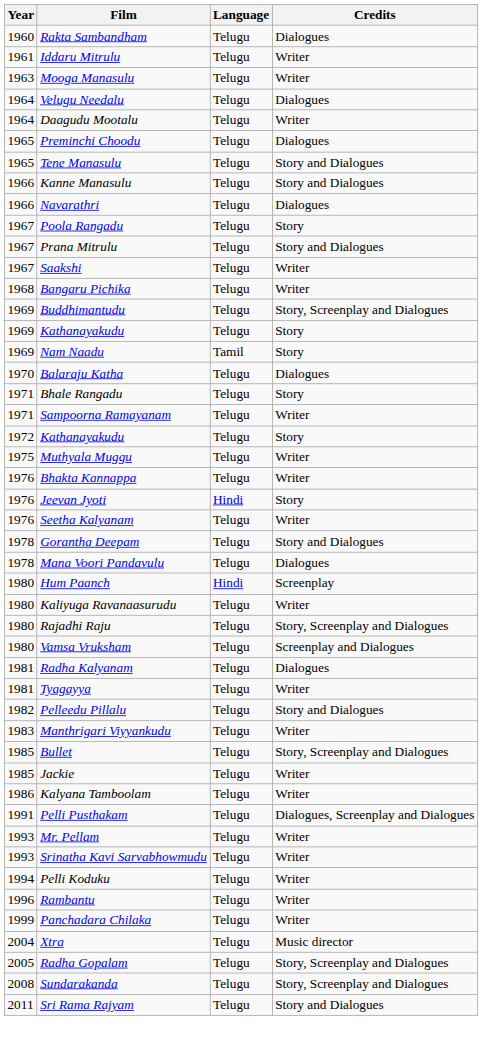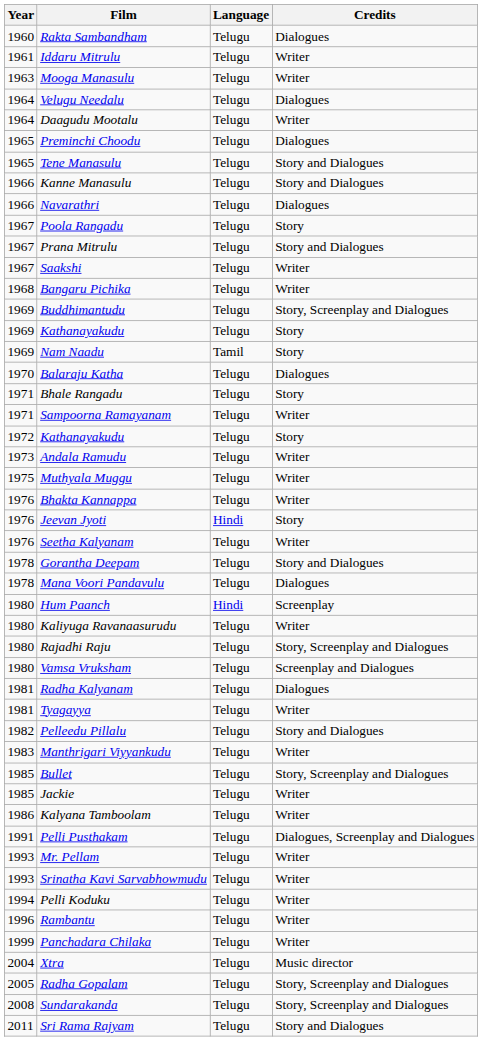+ row: (21, 457)
